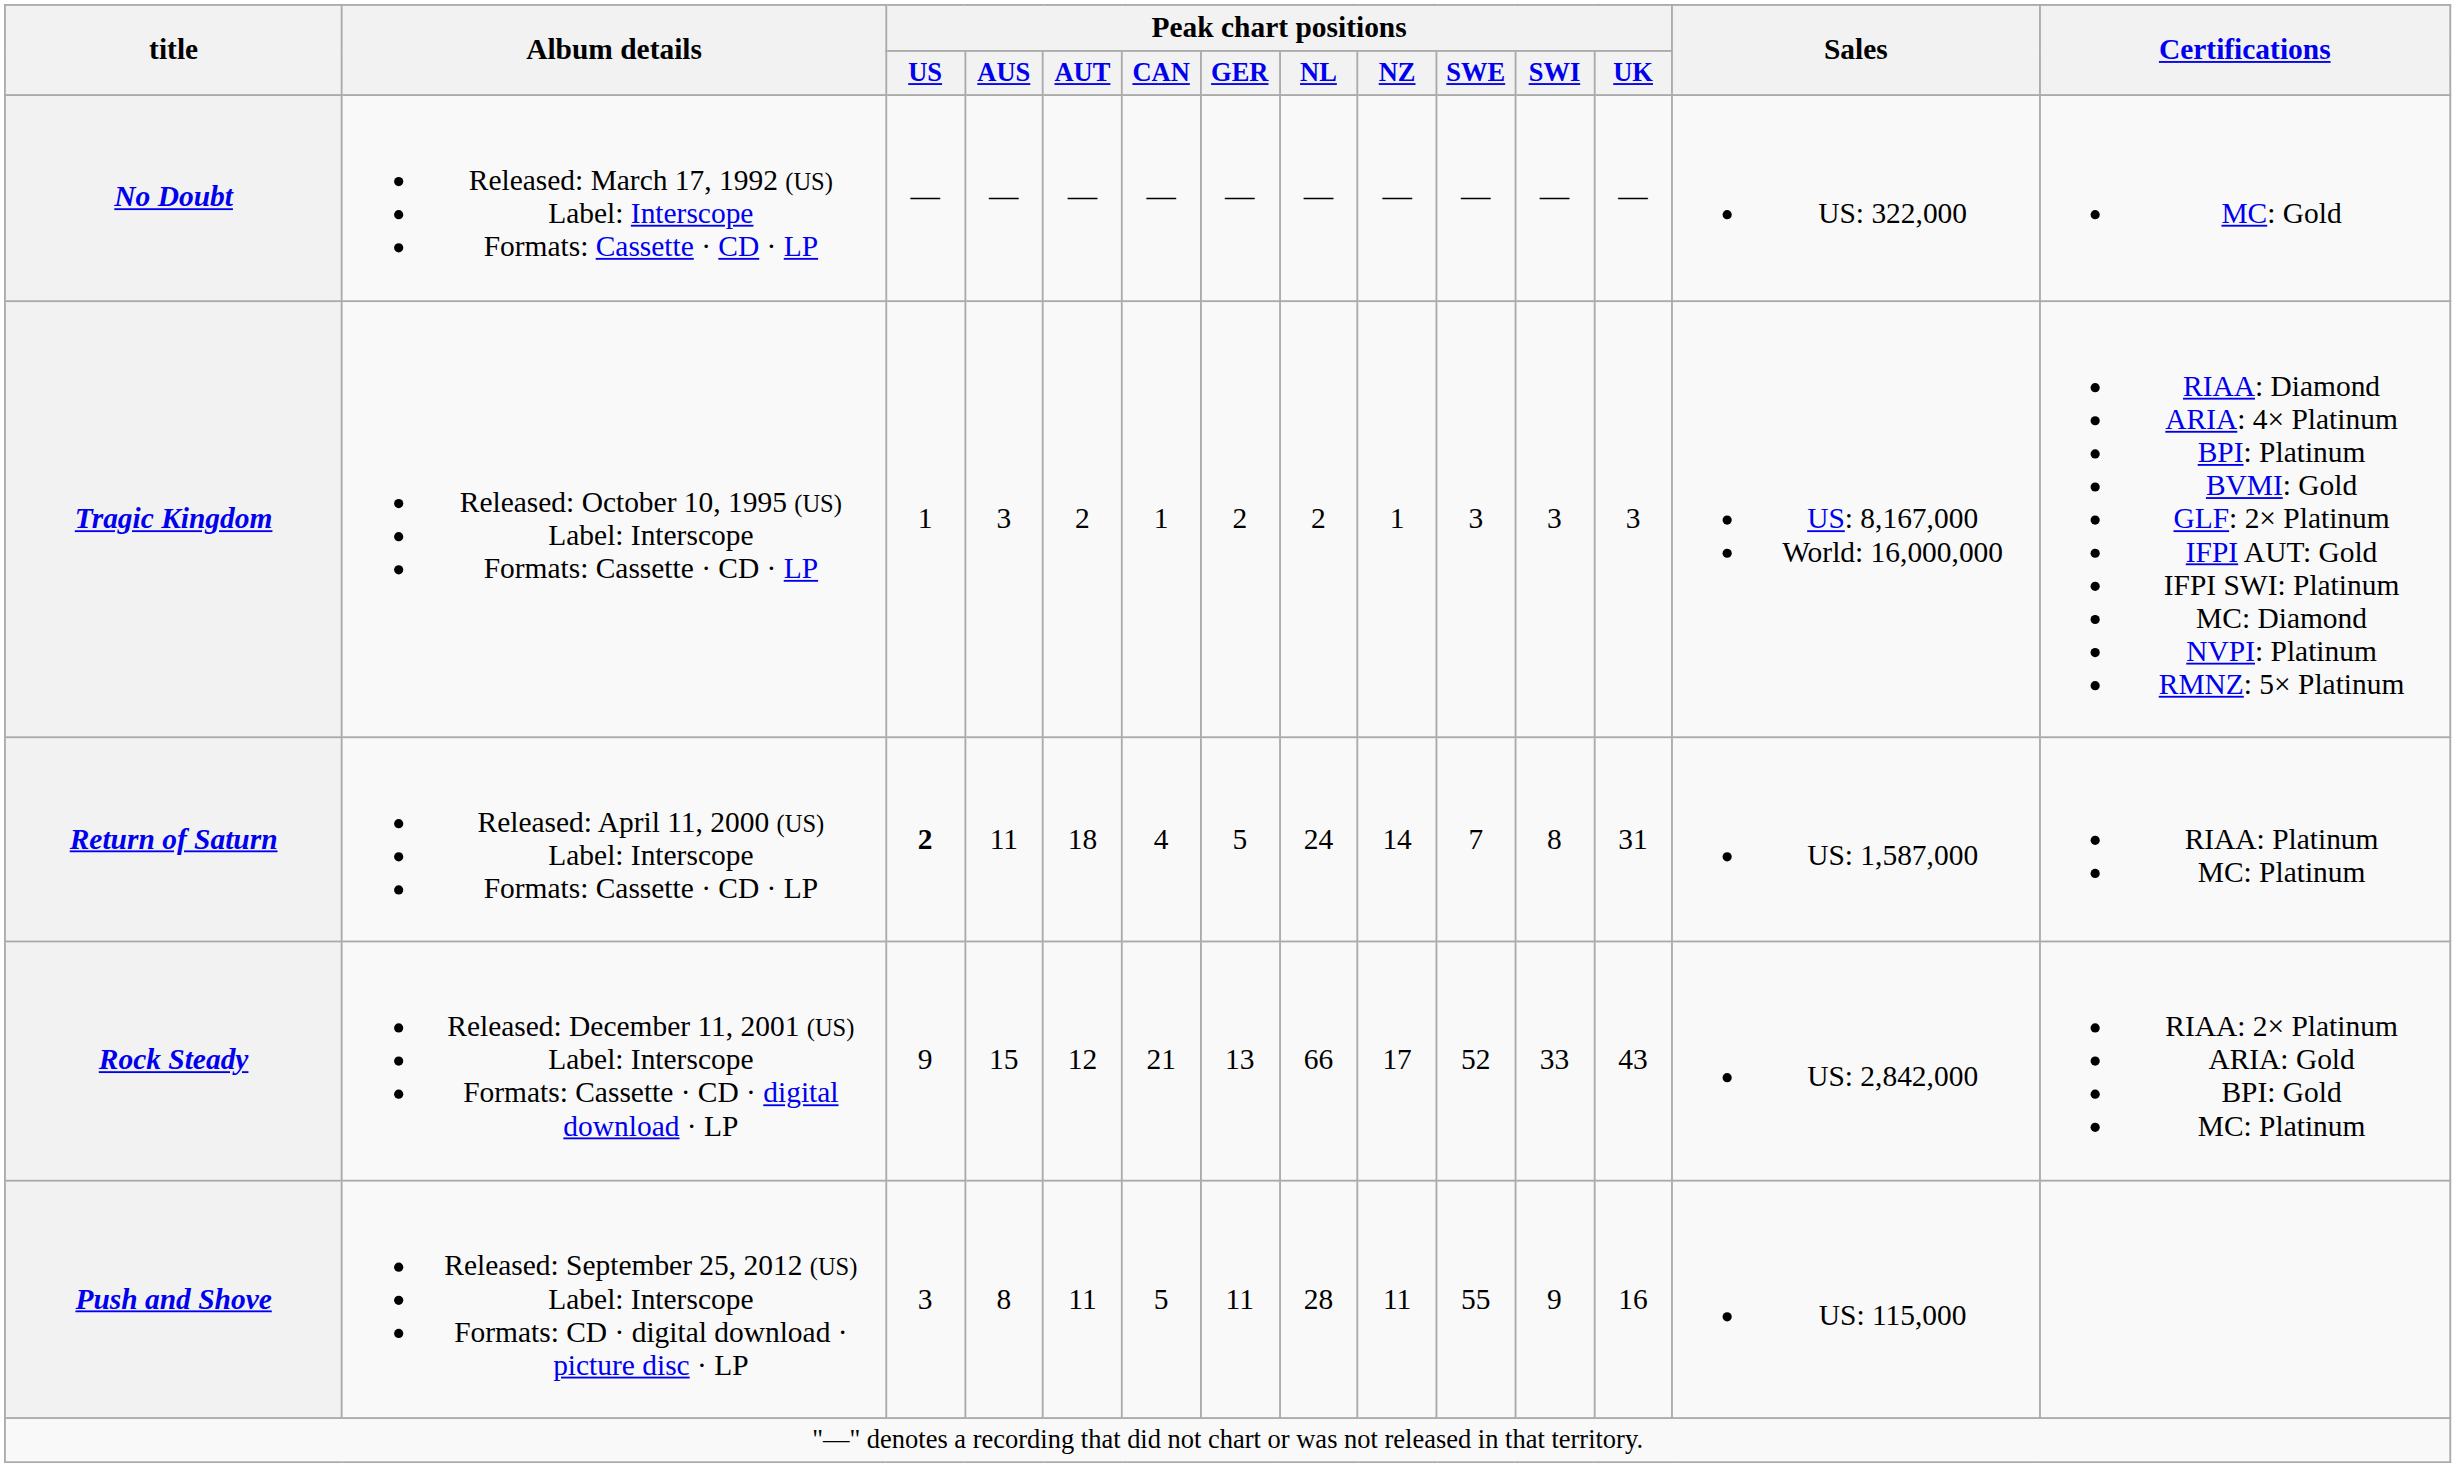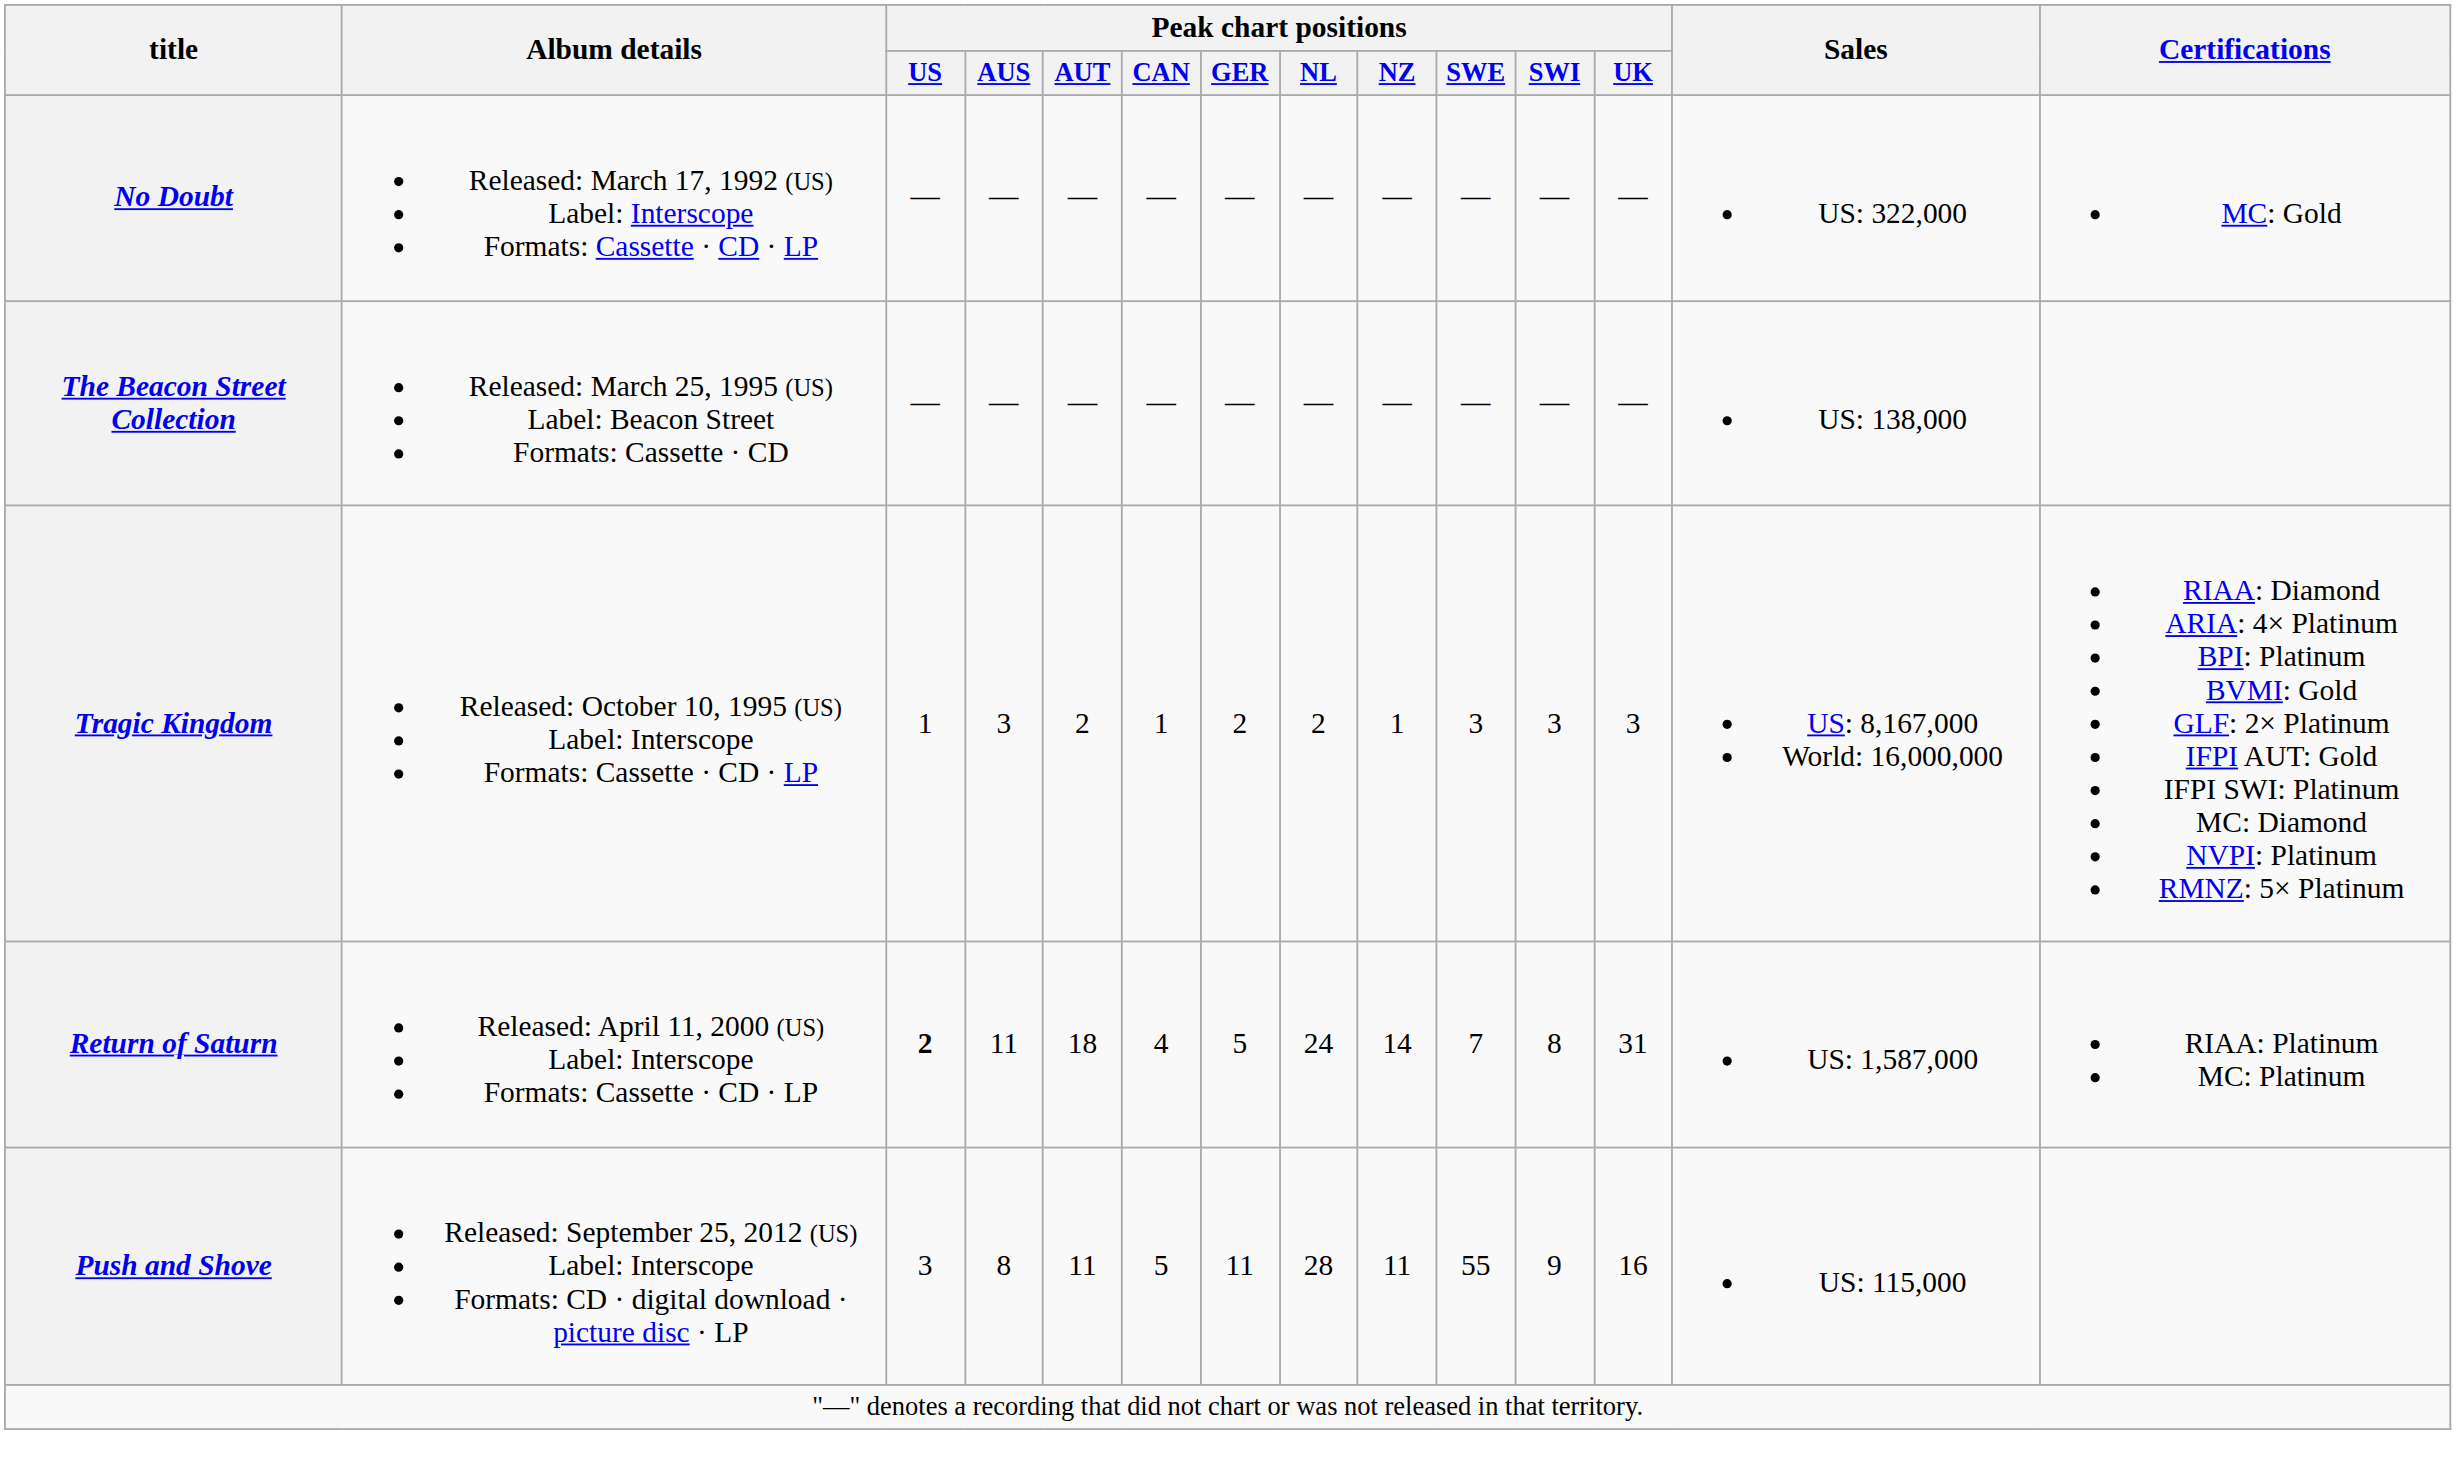+ row: (174, 402)
- row: (174, 1060)
